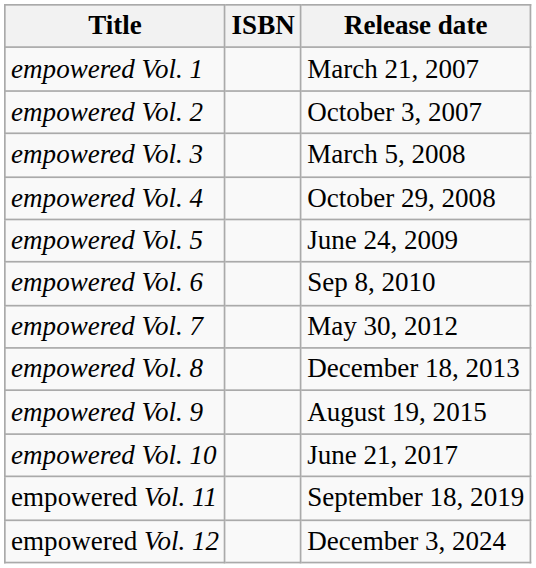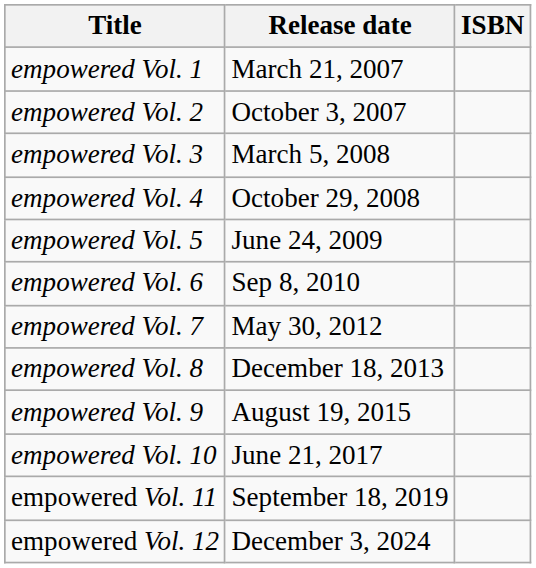columns swapped: (416, 25) <-> (263, 25)
